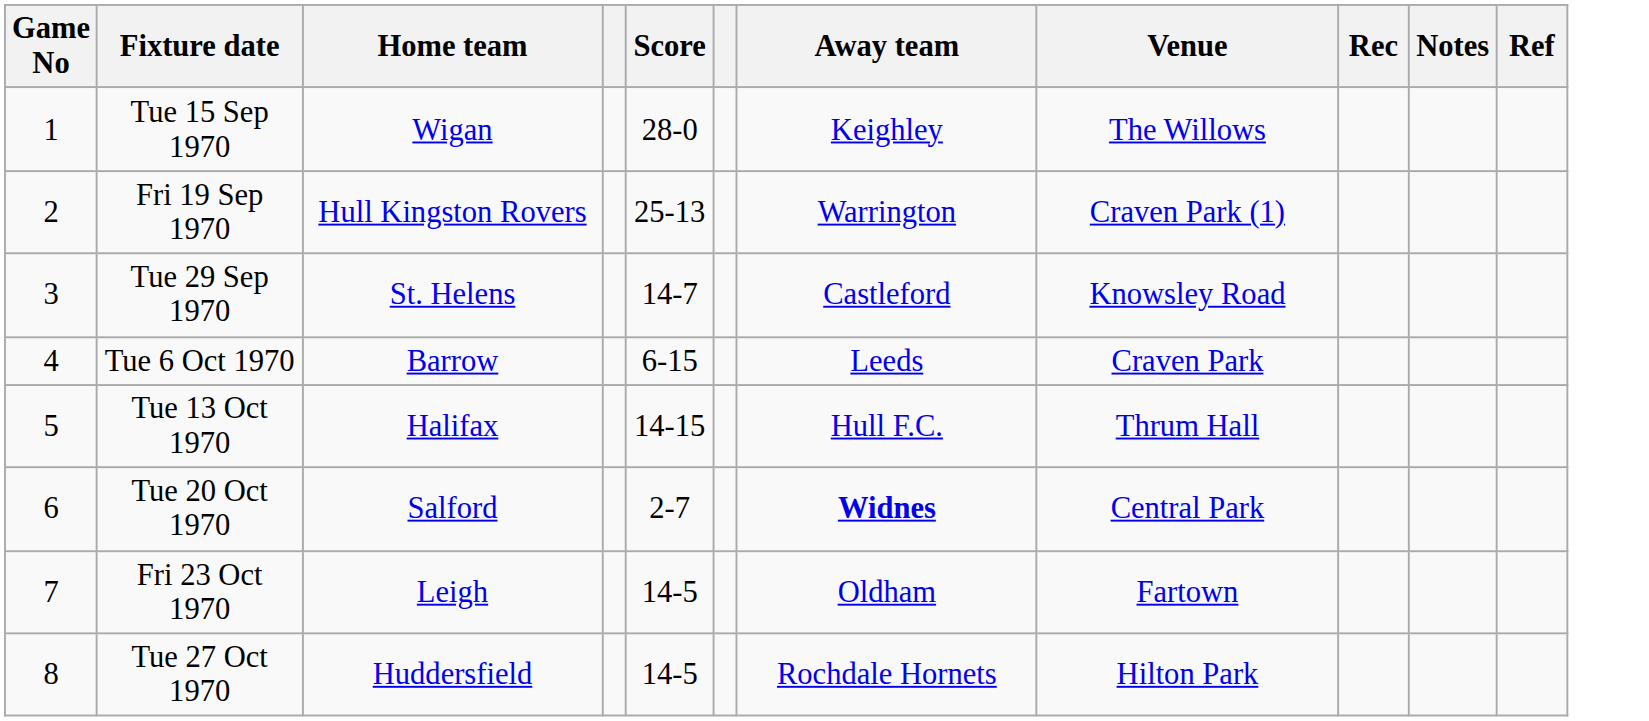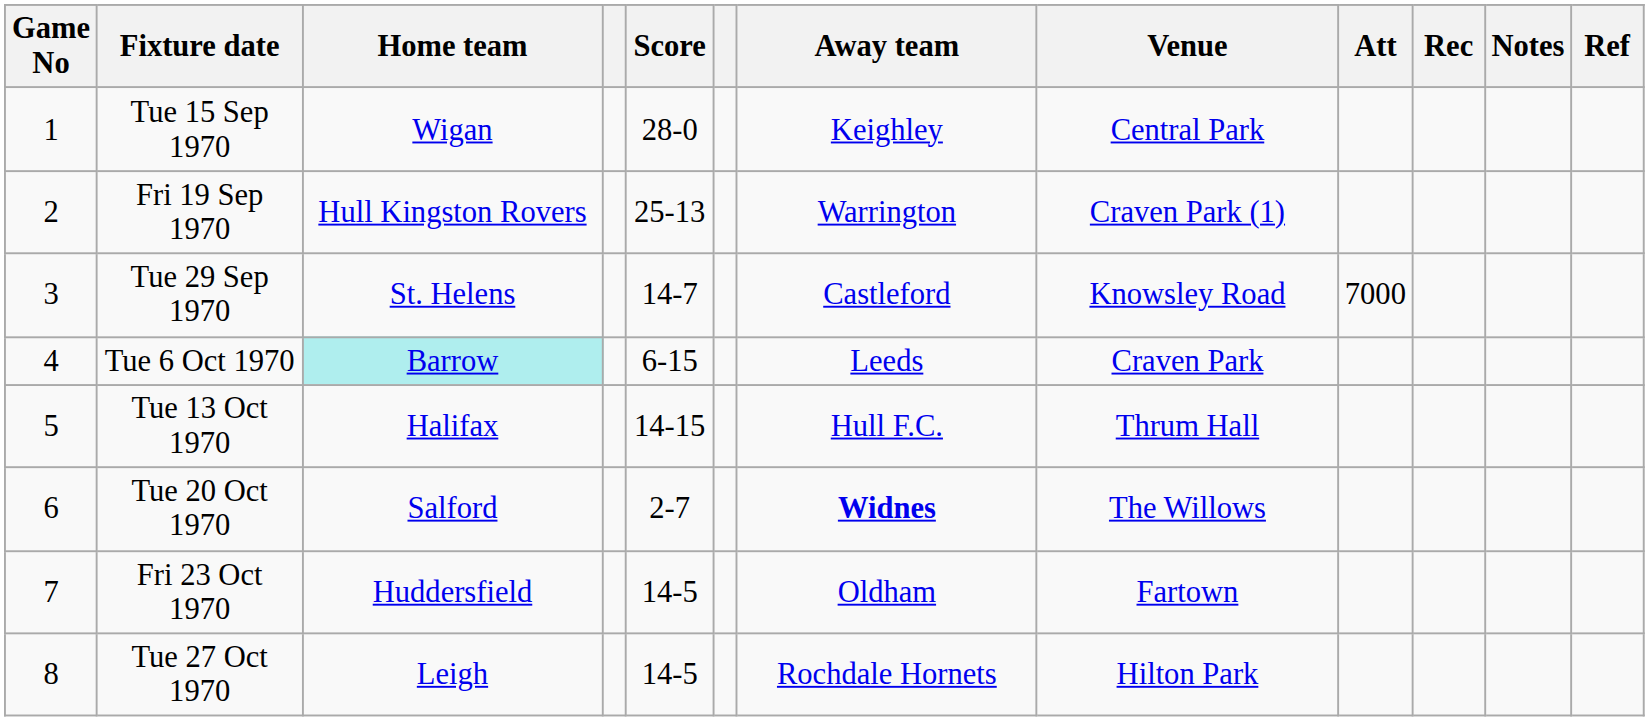+ column: (1375, 45)
(1187, 128) The Willows -> (1187, 128) Central Park
(452, 360) no background -> (452, 360) paleturquoise background
(1187, 508) Central Park -> (1187, 508) The Willows
(452, 591) Leigh -> (452, 591) Huddersfield
(452, 674) Huddersfield -> (452, 674) Leigh
